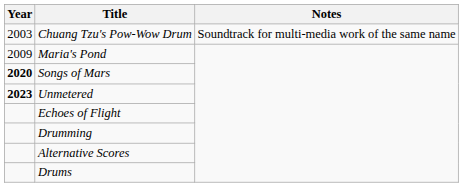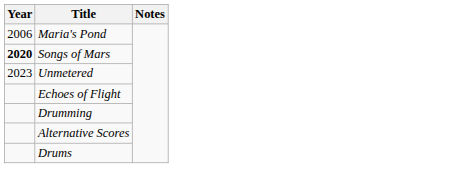- row: (115, 34)
(20, 53) 2009 -> (20, 34) 2006
(20, 93) bold -> (20, 73) normal
